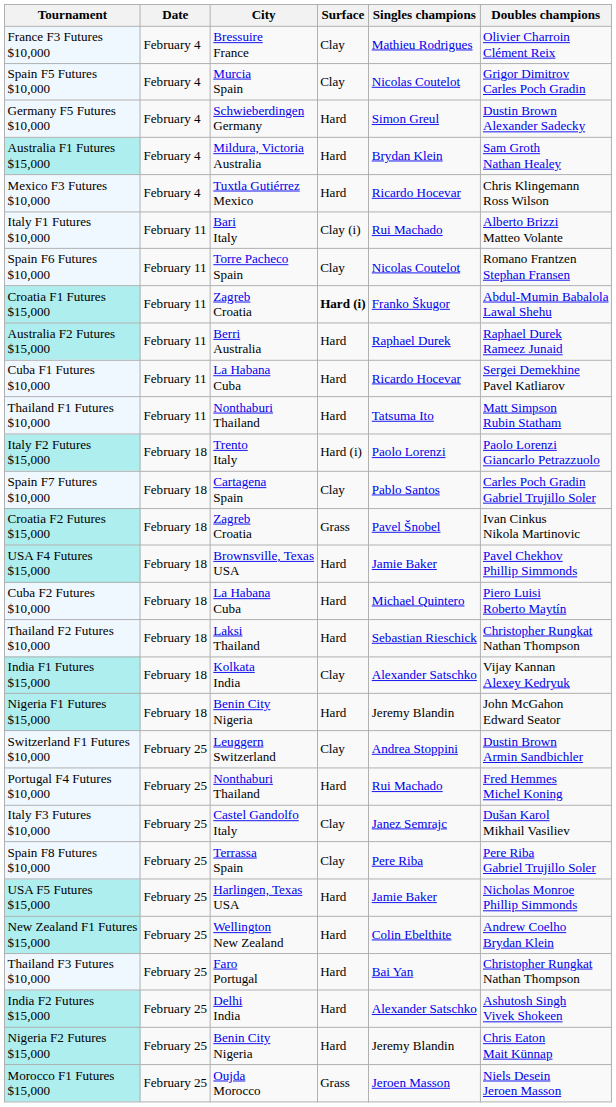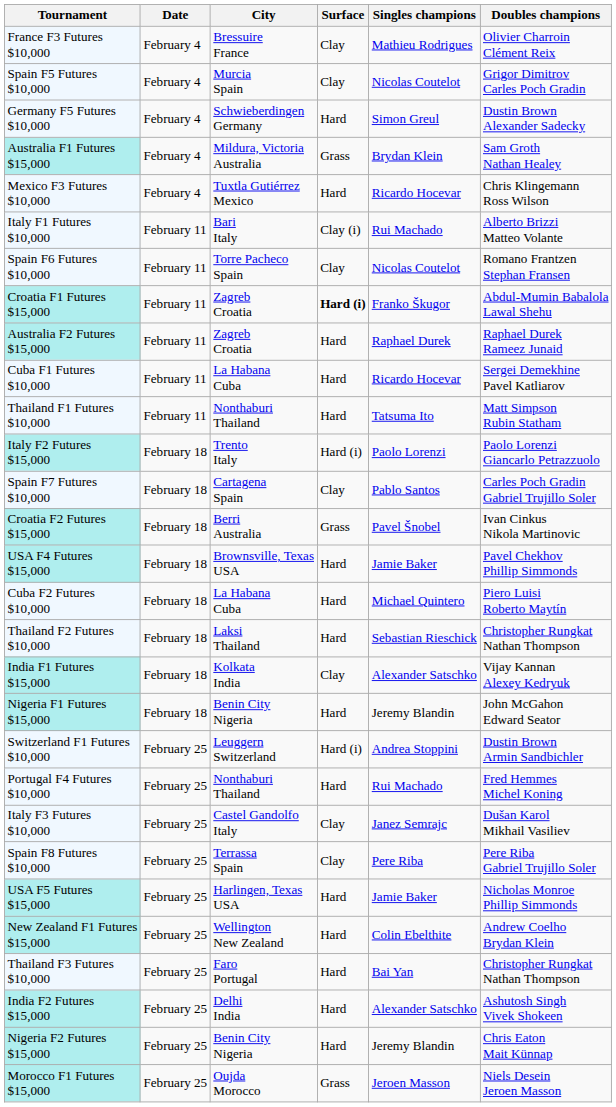(333, 156) Hard -> (335, 156) Grass
(237, 341) Berri Australia -> (233, 341) Zagreb Croatia
(233, 527) Zagreb Croatia -> (237, 527) Berri Australia
(333, 749) Clay -> (341, 749) Hard (i)
